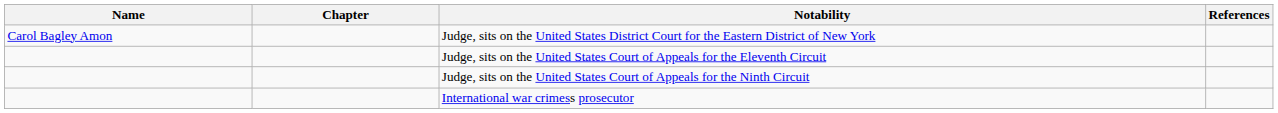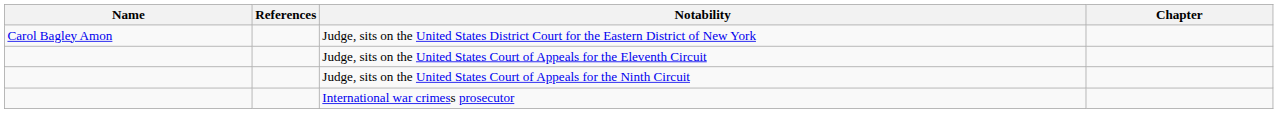columns swapped: (346, 14) <-> (1239, 14)
